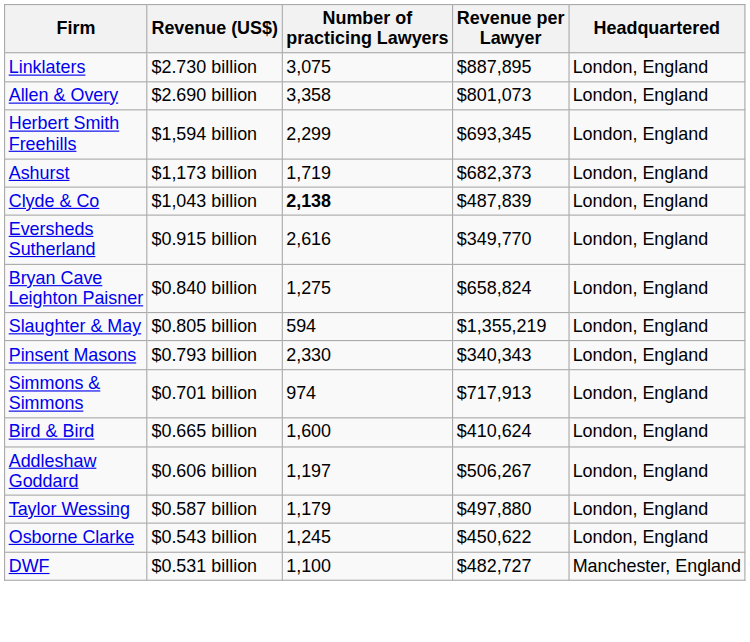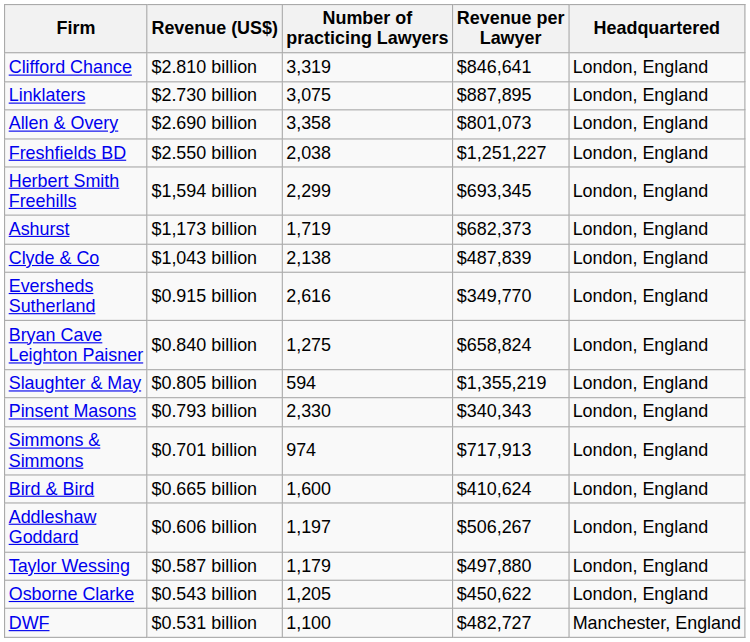+ row: (70, 67)
+ row: (67, 152)
(309, 201) bold -> (309, 257) normal
(309, 537) 1,245 -> (309, 594) 1,205
